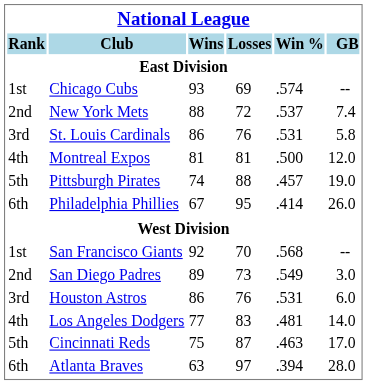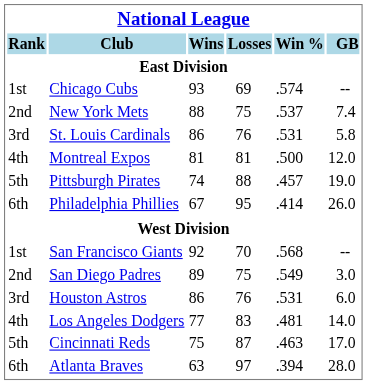(239, 112) 72 -> (239, 112) 75
(239, 274) 73 -> (239, 274) 75
